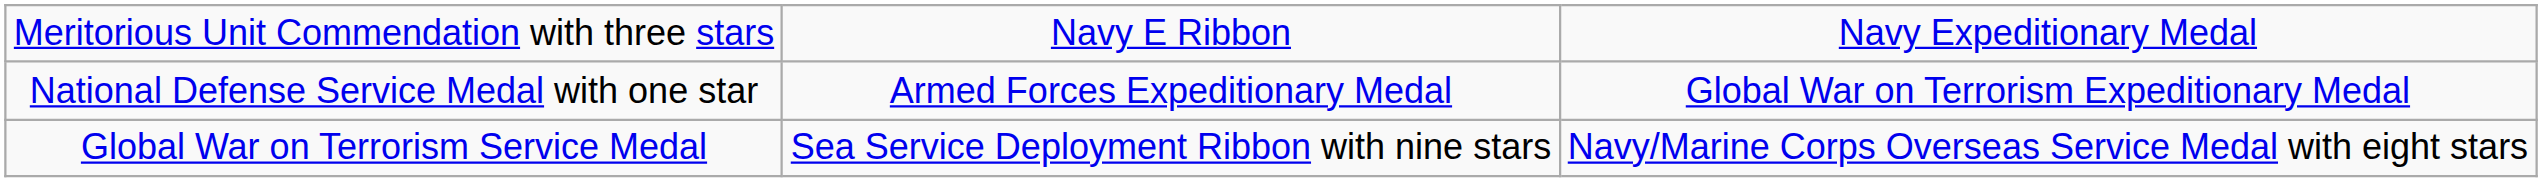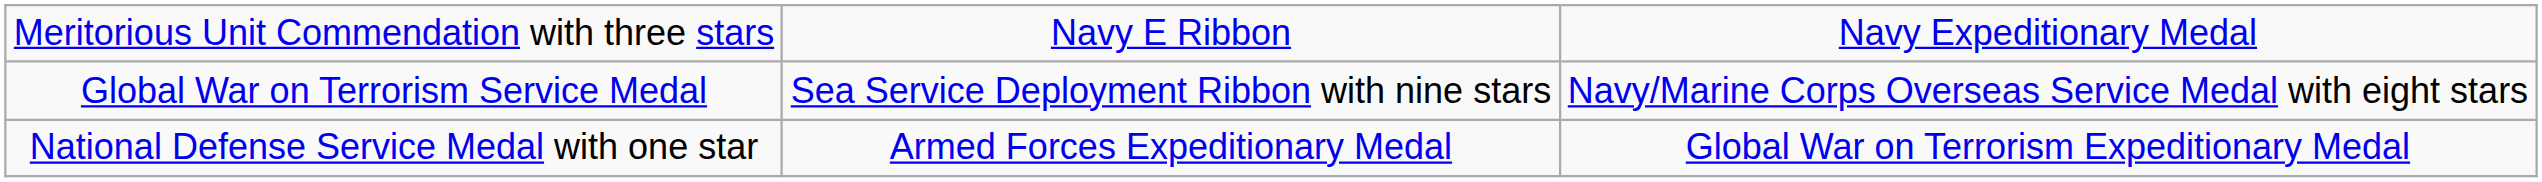rows swapped: (394, 90) <-> (394, 147)
